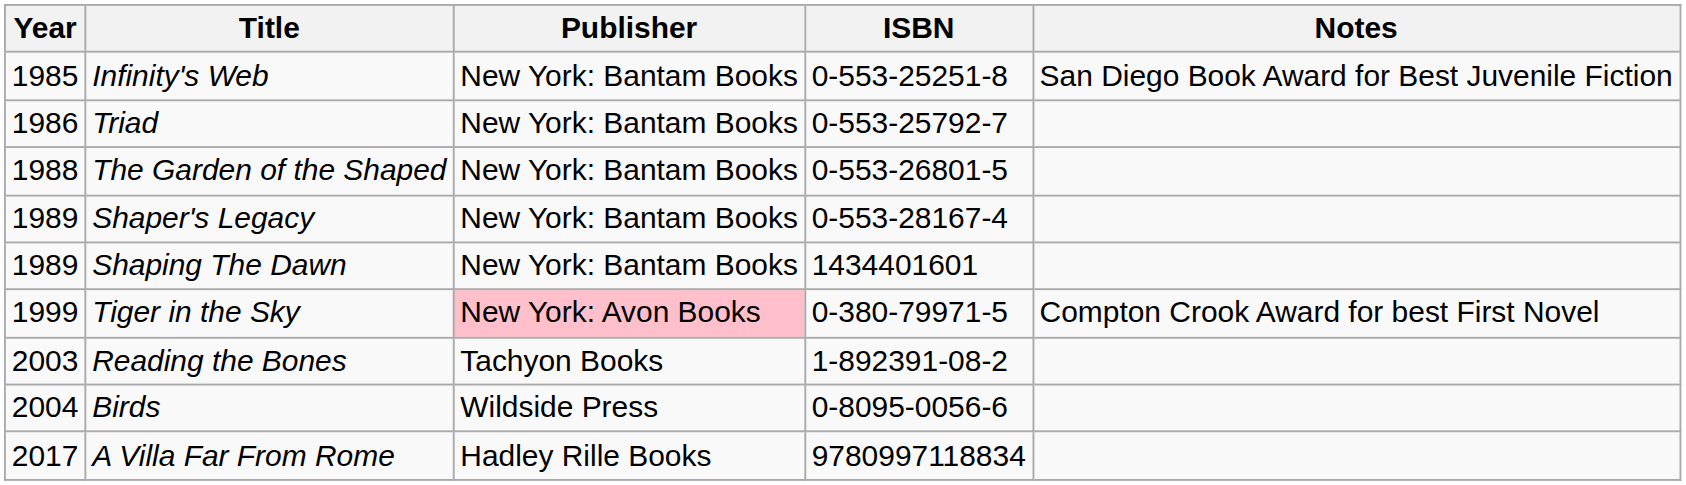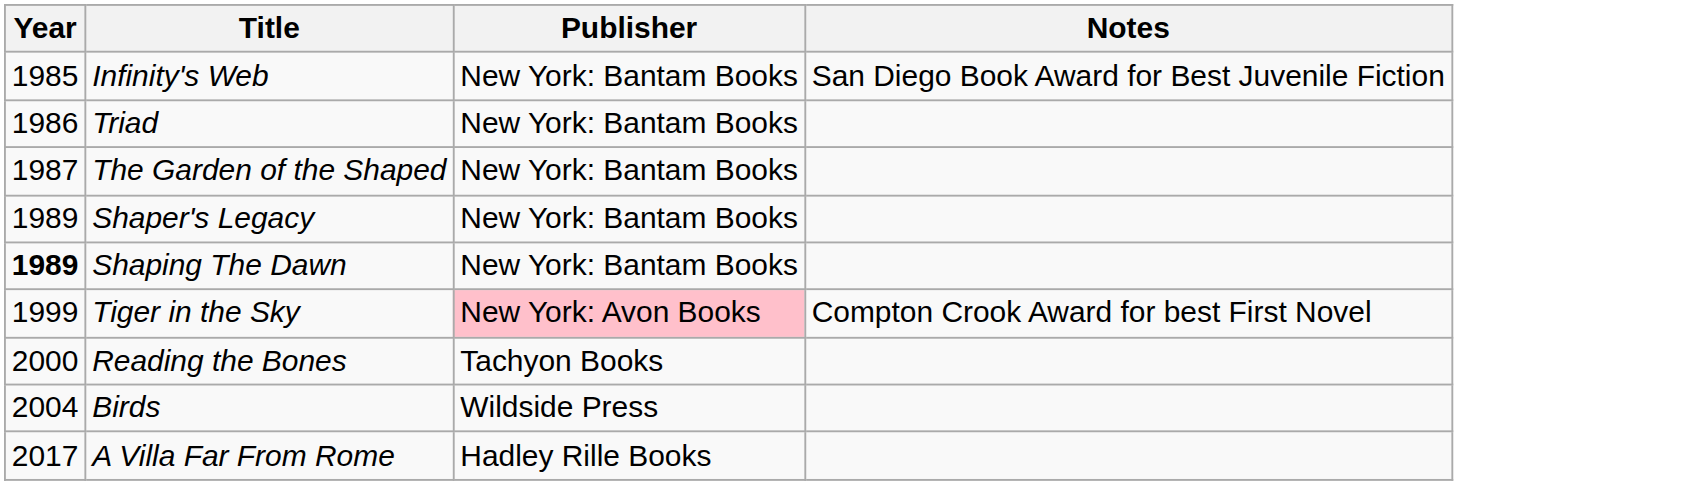- column: (919, 28)
(45, 170) 1988 -> (45, 170) 1987
(45, 265) normal -> (45, 265) bold
(45, 360) 2003 -> (45, 360) 2000
